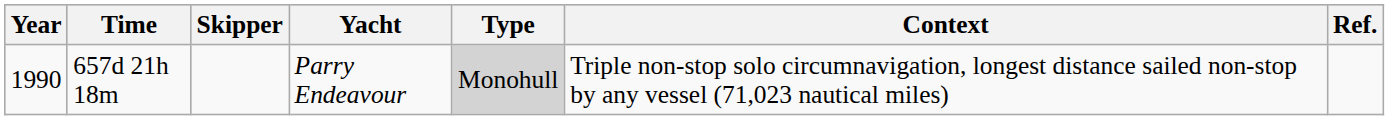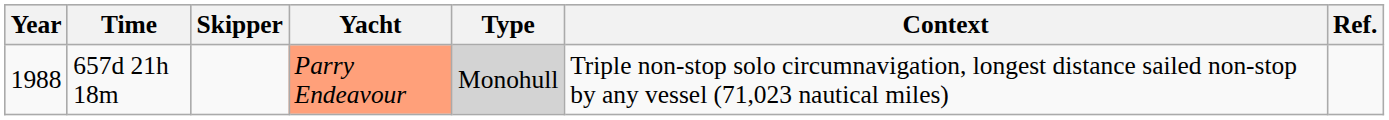(36, 79) 1990 -> (36, 79) 1988
(350, 79) no background -> (350, 79) lightsalmon background
